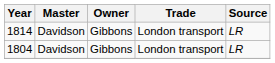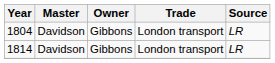rows swapped: (20, 49) <-> (20, 31)
